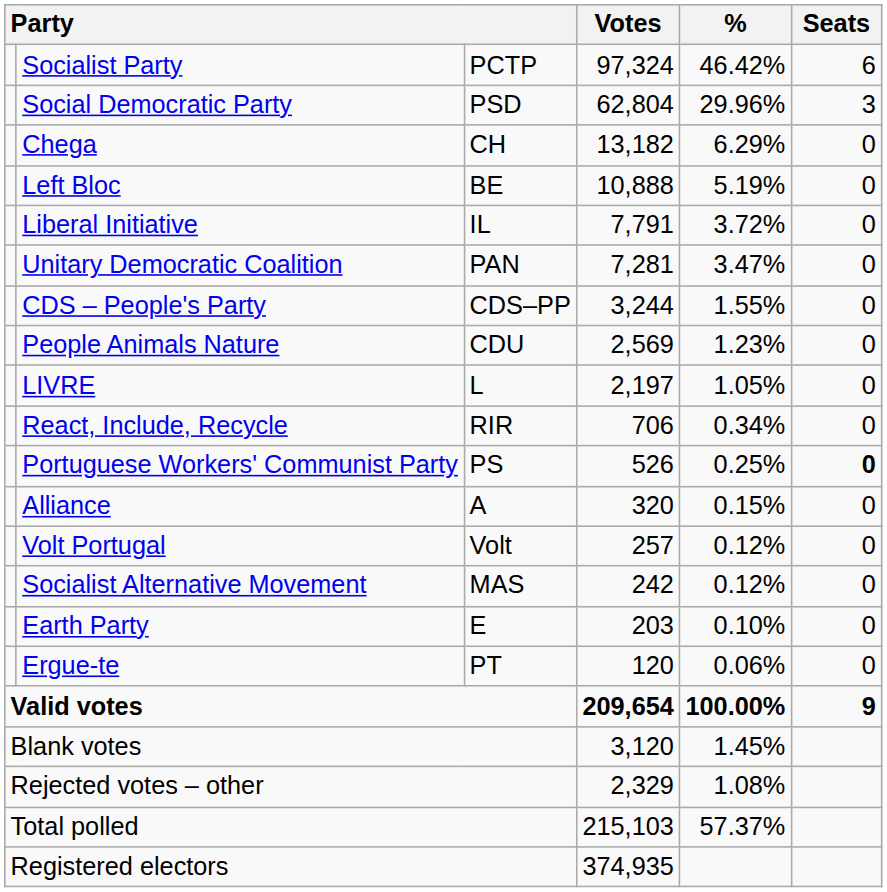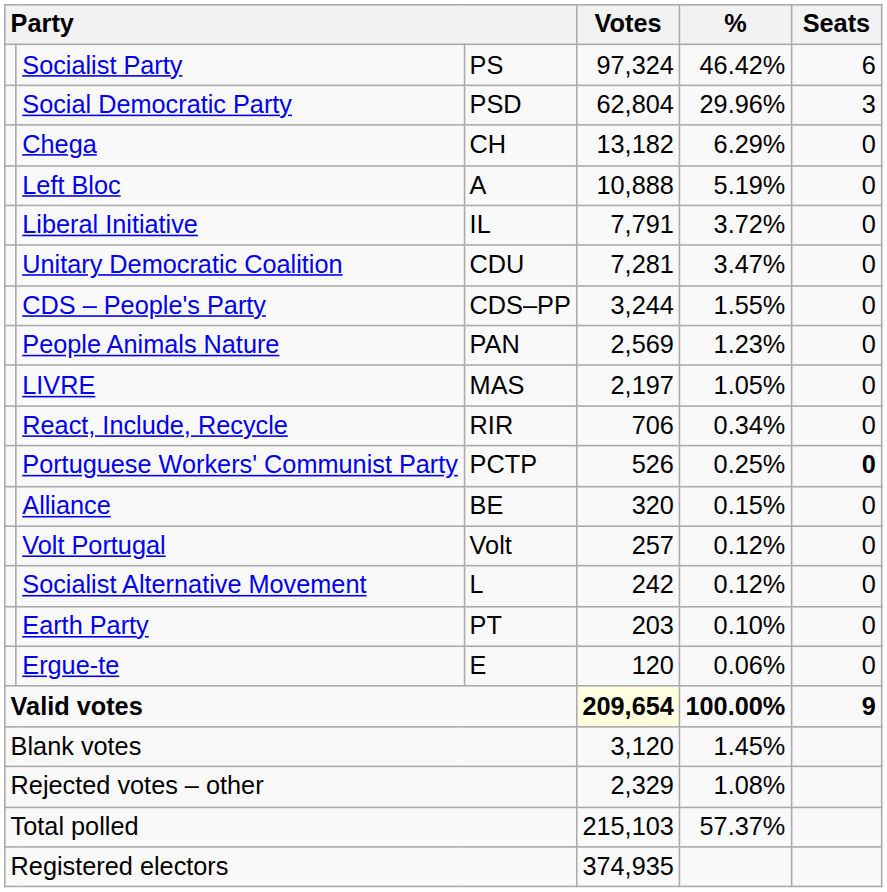(503, 64) PCTP -> (486, 64) PS
(486, 184) BE -> (478, 184) A
(495, 265) PAN -> (497, 265) CDU
(497, 345) CDU -> (495, 345) PAN
(477, 385) L -> (497, 385) MAS
(486, 465) PS -> (503, 465) PCTP
(478, 505) A -> (486, 505) BE
(497, 585) MAS -> (477, 585) L
(478, 625) E -> (486, 625) PT
(486, 666) PT -> (478, 666) E
(628, 706) no background -> (628, 706) lightyellow background
